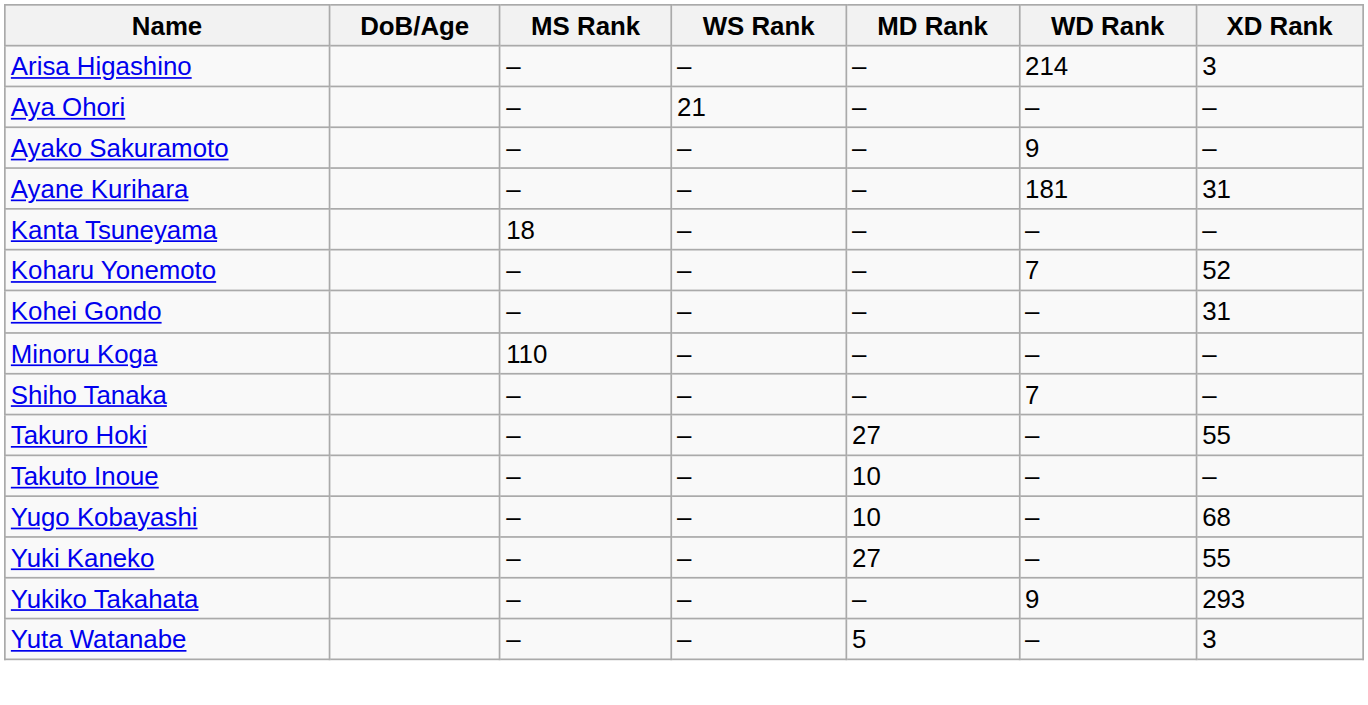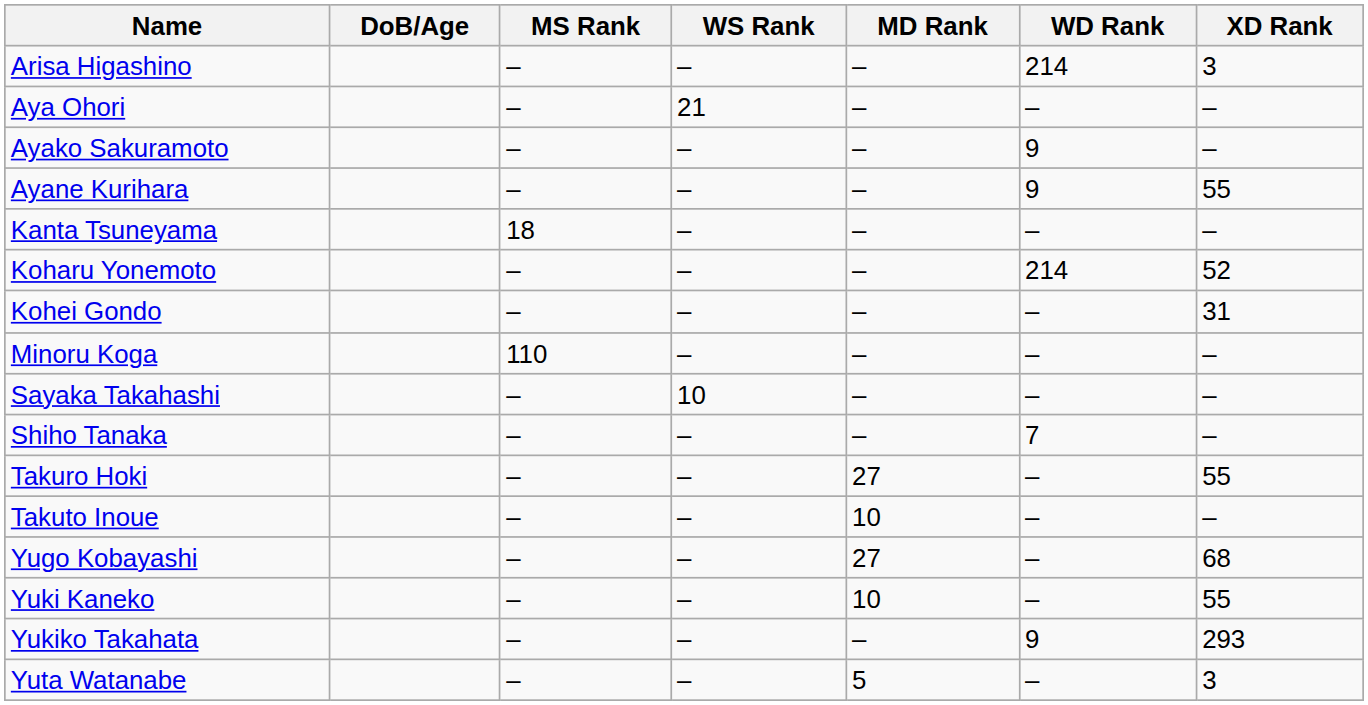(1047, 189) 181 -> (1032, 189) 9
(1216, 189) 31 -> (1216, 189) 55
(1032, 271) 7 -> (1047, 271) 214
+ row: (115, 394)
(866, 516) 10 -> (866, 557) 27
(866, 557) 27 -> (866, 598) 10
